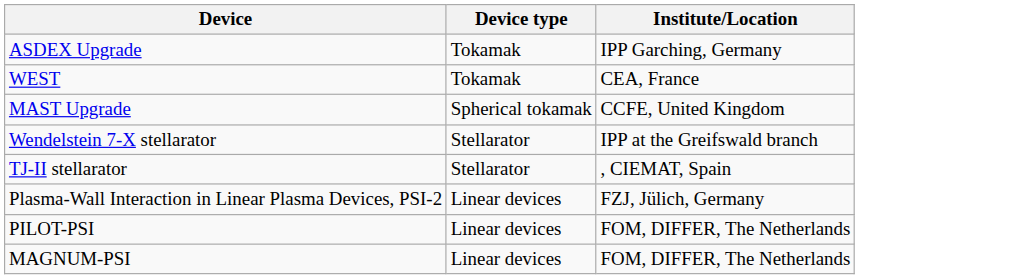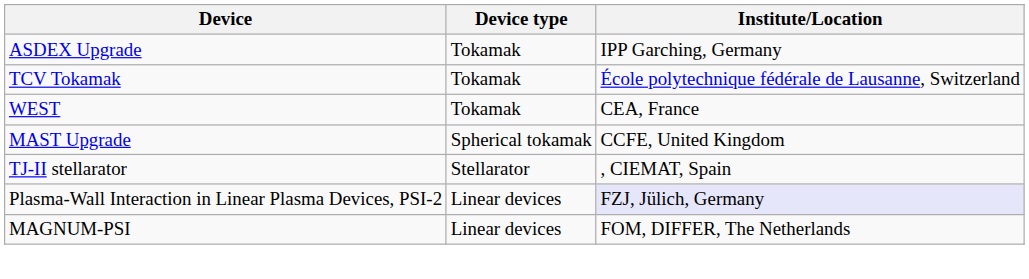+ row: (65, 79)
- row: (113, 139)
(682, 199) no background -> (682, 199) lavender background
- row: (52, 229)
